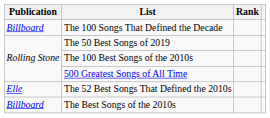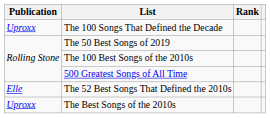(25, 27) Billboard -> (21, 27) Uproxx
(25, 105) Billboard -> (21, 105) Uproxx
